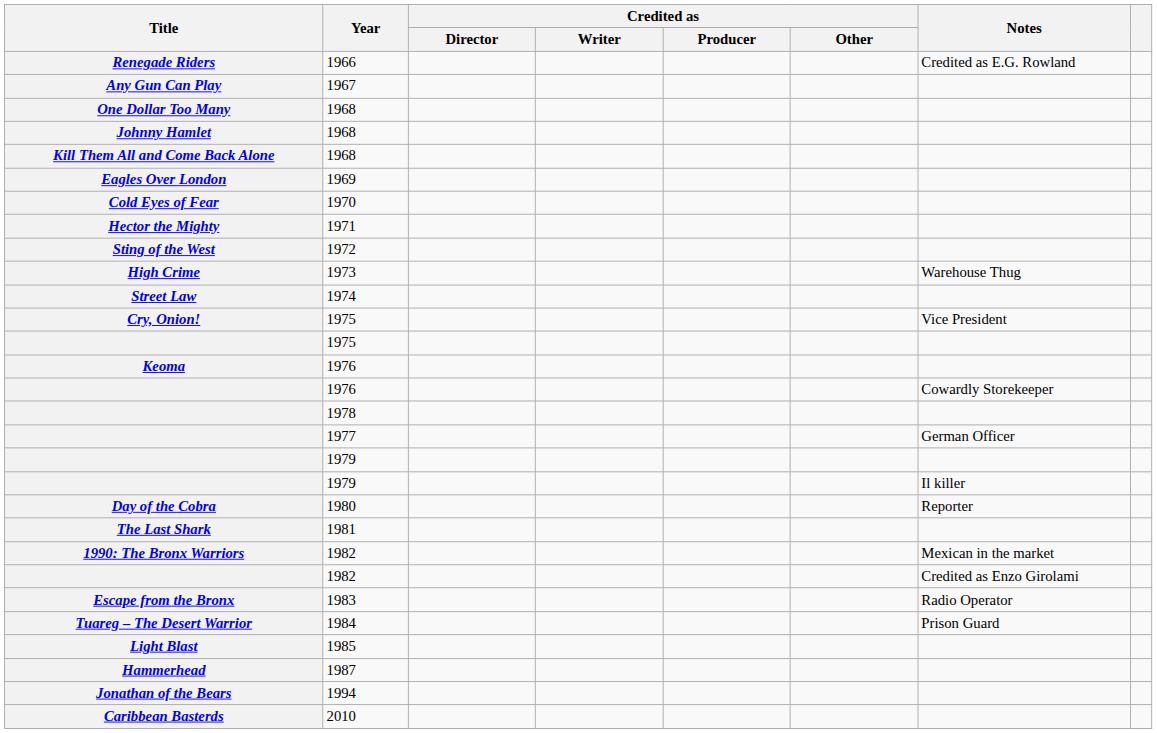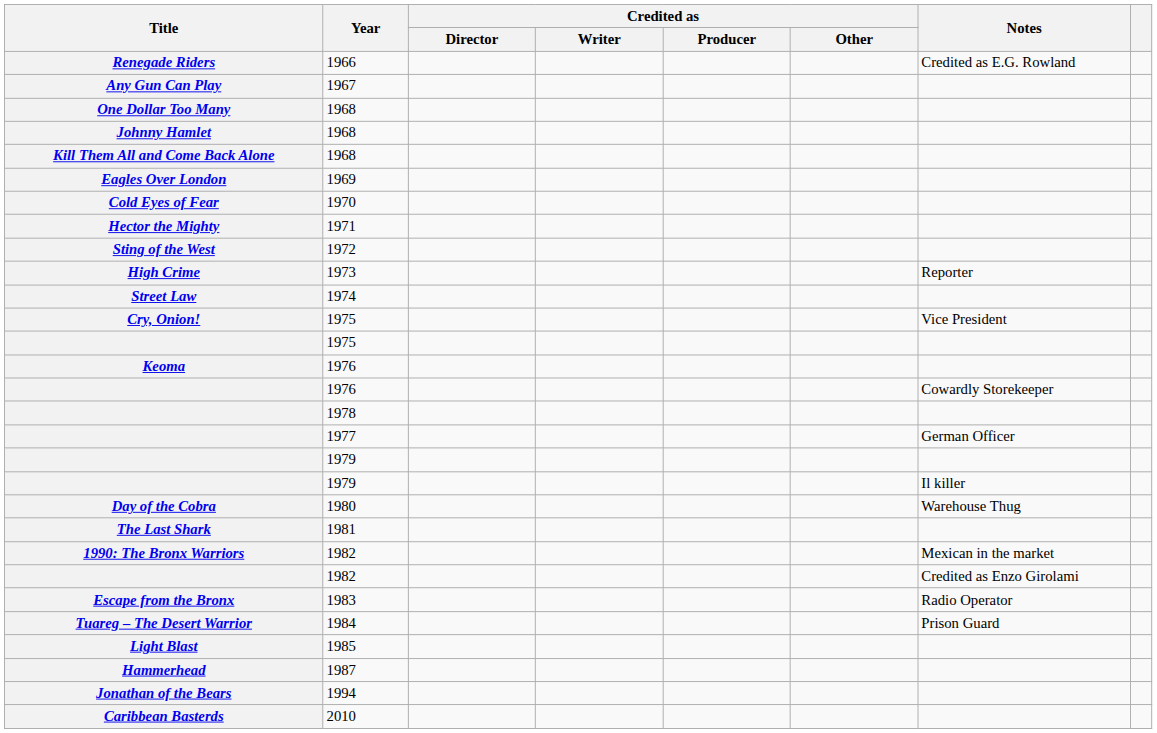(971, 272) Warehouse Thug -> (947, 272) Reporter
(947, 506) Reporter -> (971, 506) Warehouse Thug
